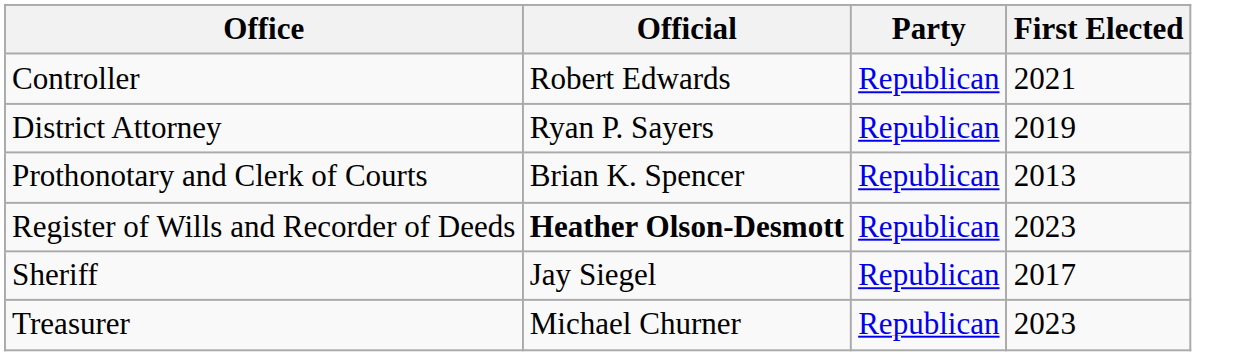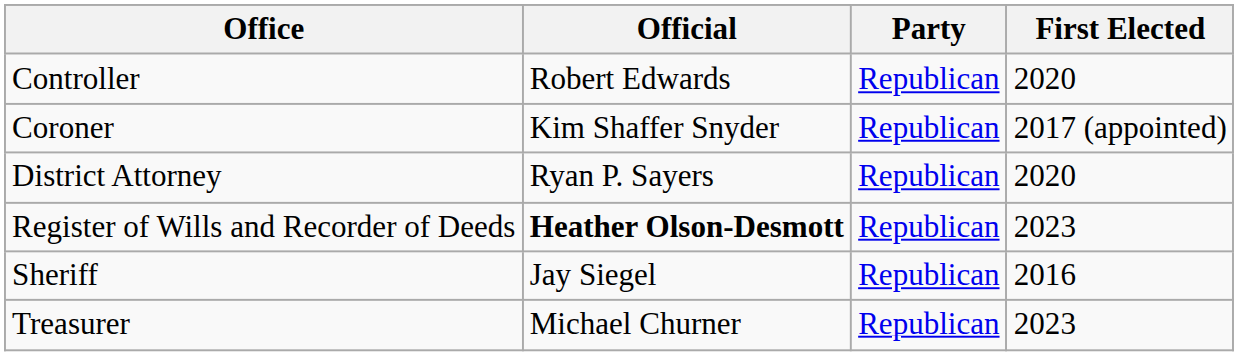(1045, 78) 2021 -> (1045, 78) 2020
+ row: (63, 127)
(1045, 127) 2019 -> (1045, 176) 2020
- row: (220, 176)
(1045, 275) 2017 -> (1045, 275) 2016
